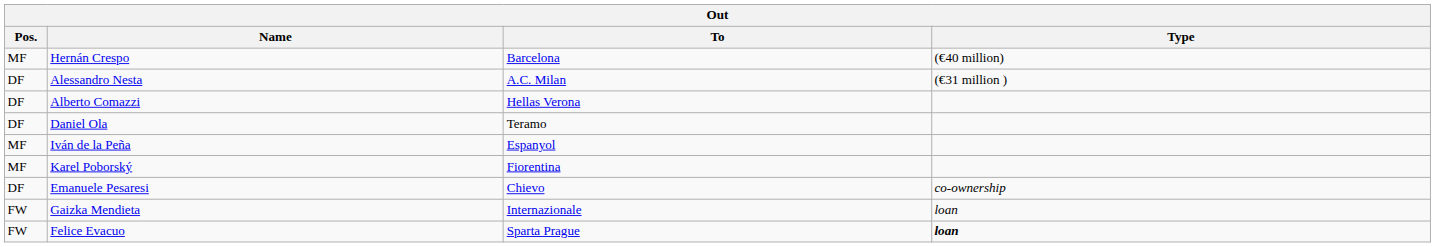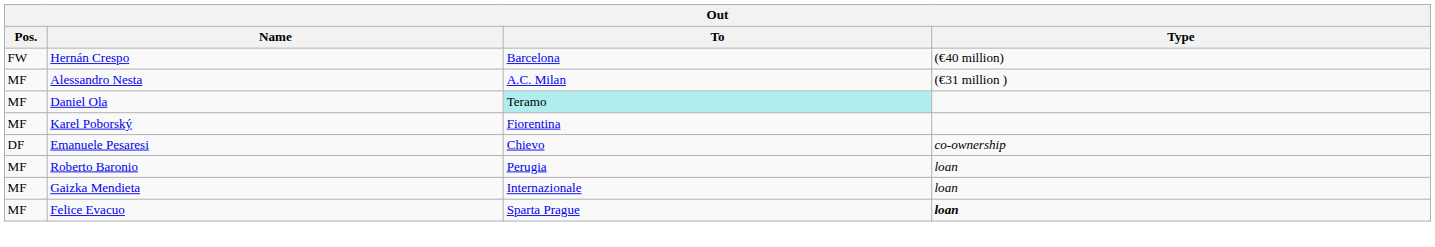(17, 58) MF -> (17, 58) FW
(16, 80) DF -> (17, 80) MF
- row: (95, 102)
(16, 123) DF -> (17, 102) MF
(527, 123) no background -> (527, 102) paleturquoise background
- row: (90, 145)
+ row: (94, 166)
(17, 210) FW -> (17, 188) MF
(17, 231) FW -> (17, 210) MF
